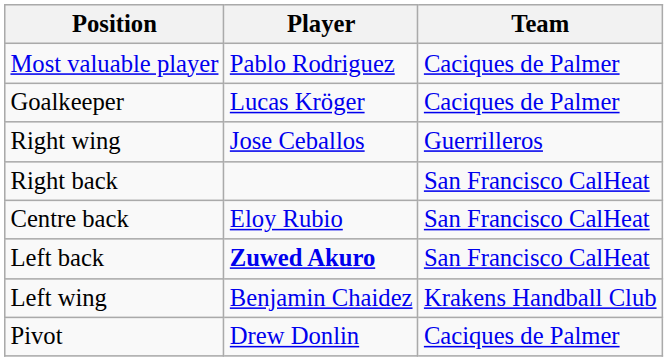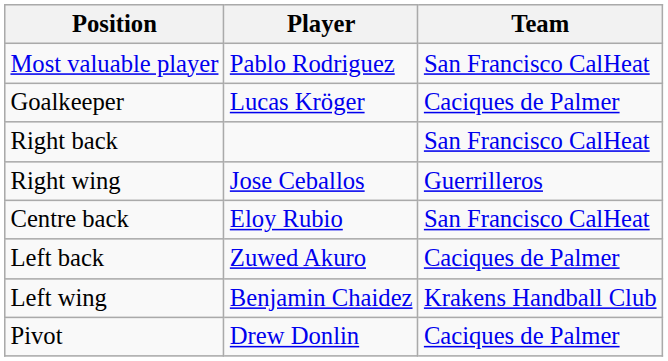(522, 63) Caciques de Palmer -> (537, 63) San Francisco CalHeat
rows swapped: (66, 141) <-> (64, 180)
(303, 258) bold -> (298, 258) normal
(537, 258) San Francisco CalHeat -> (522, 258) Caciques de Palmer
